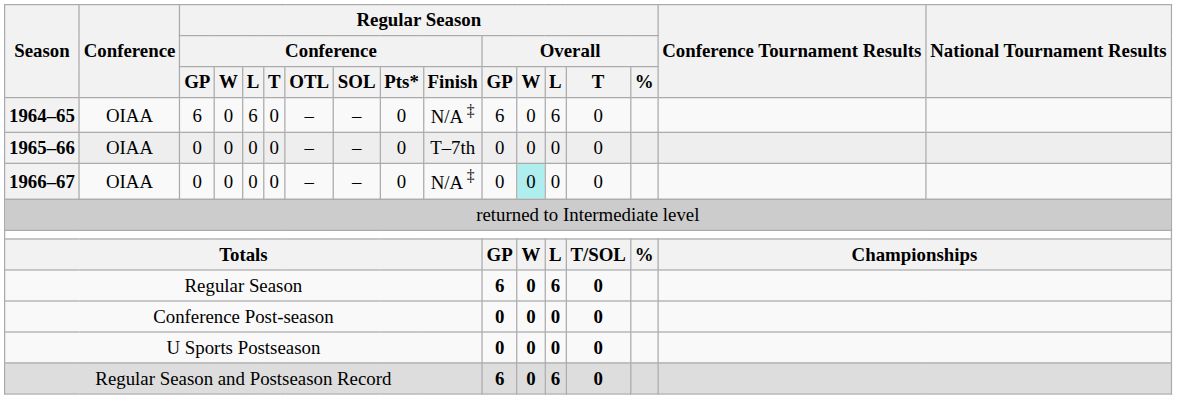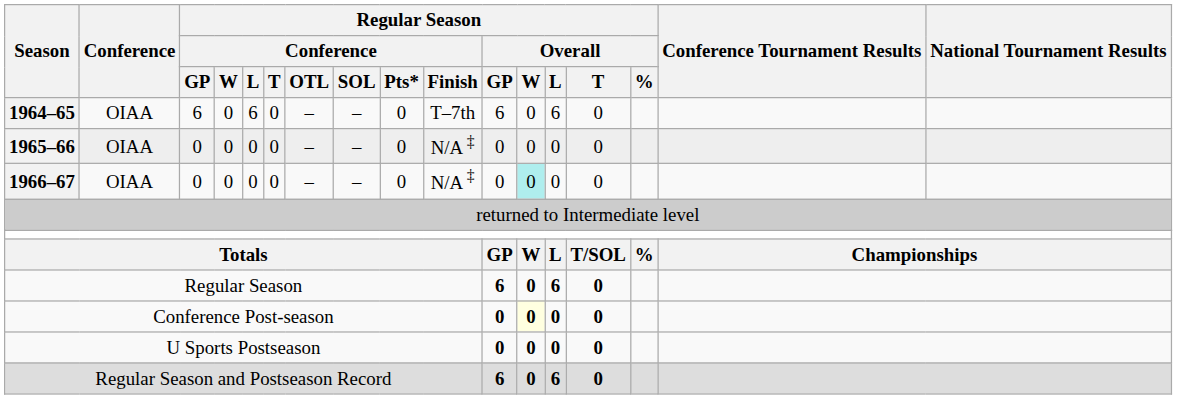(453, 115) N/A ‡ -> (453, 113) T–7th
(453, 148) T–7th -> (453, 146) N/A ‡
(531, 316) no background -> (531, 316) lightyellow background
